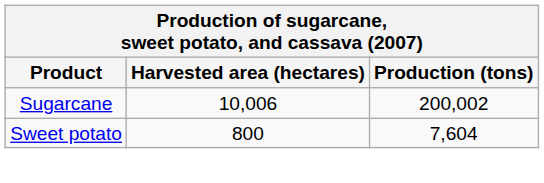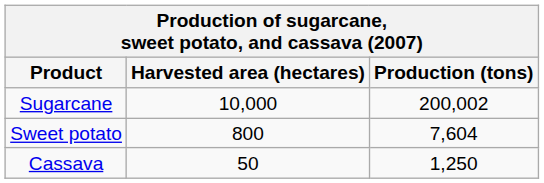(248, 103) 10,006 -> (248, 103) 10,000
+ row: (66, 163)
